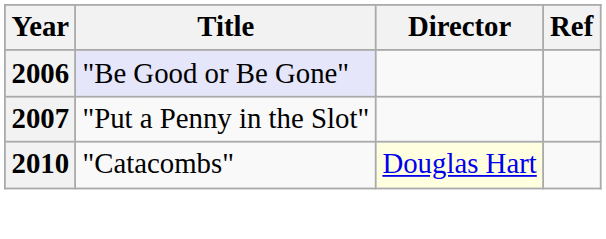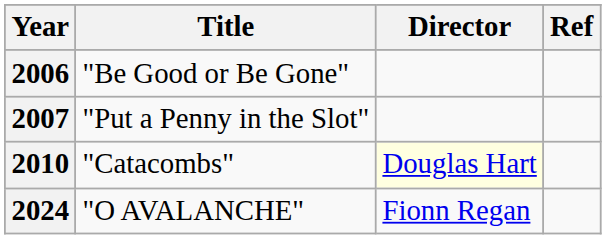(216, 73) lavender background -> (216, 73) no background
+ row: (40, 210)
